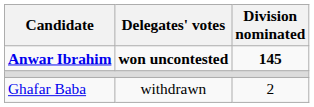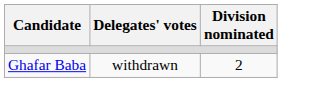- row: (60, 58)
